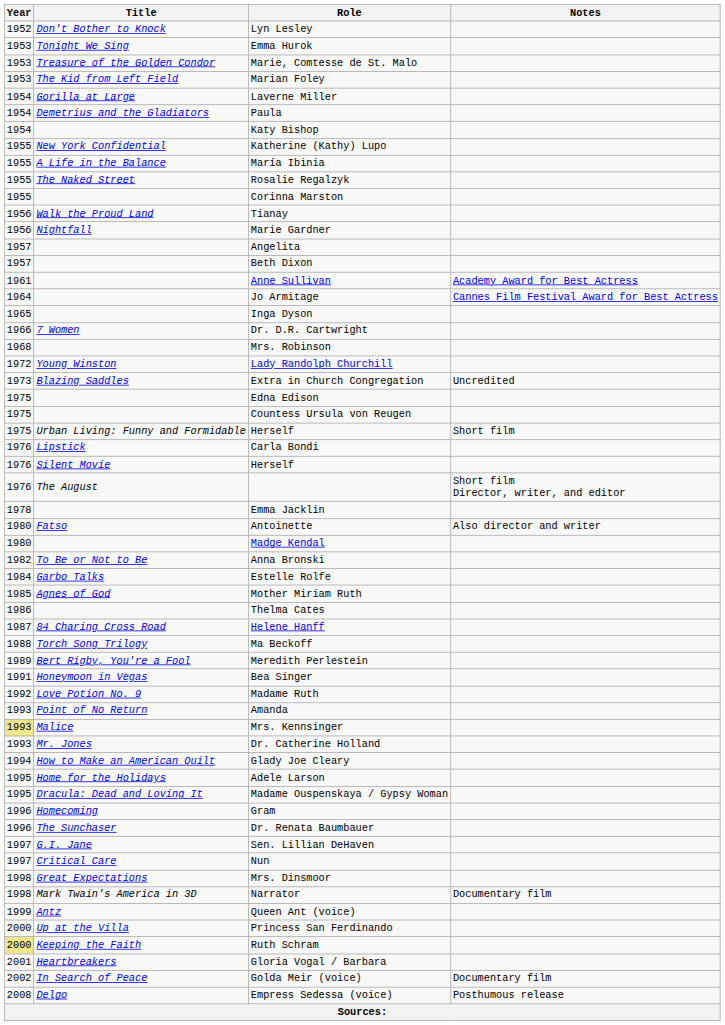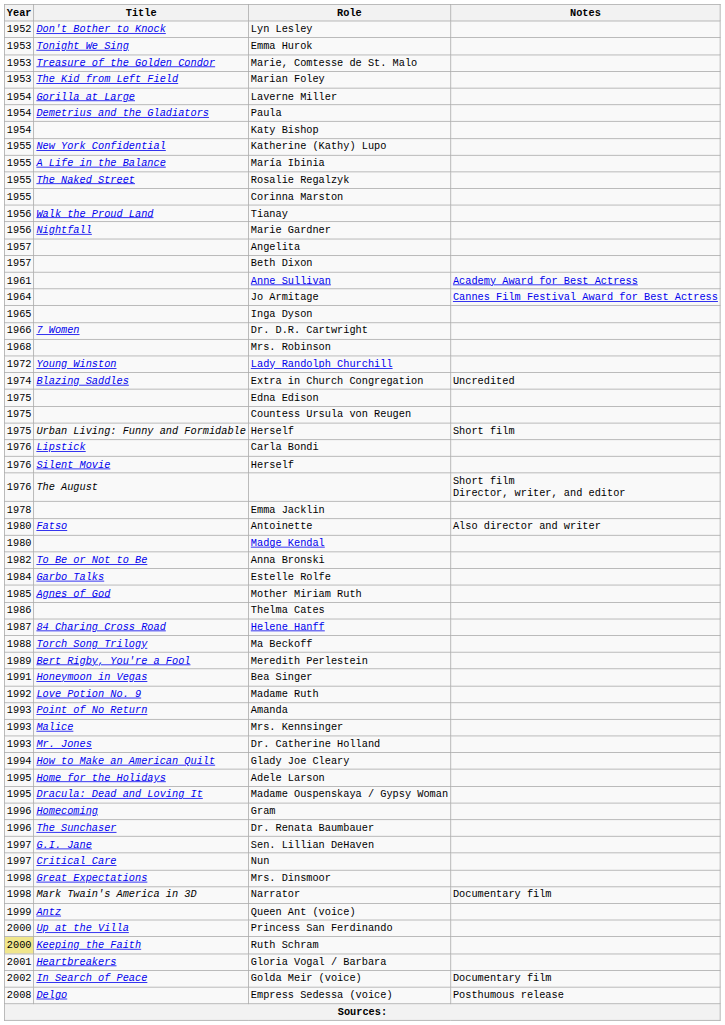(19, 381) 1973 -> (19, 381) 1974
(19, 728) khaki background -> (19, 728) no background
